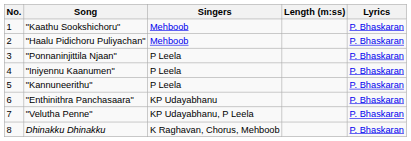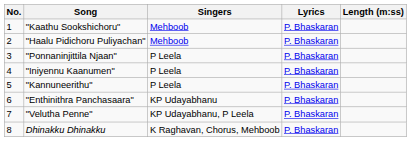columns swapped: (377, 12) <-> (315, 12)
